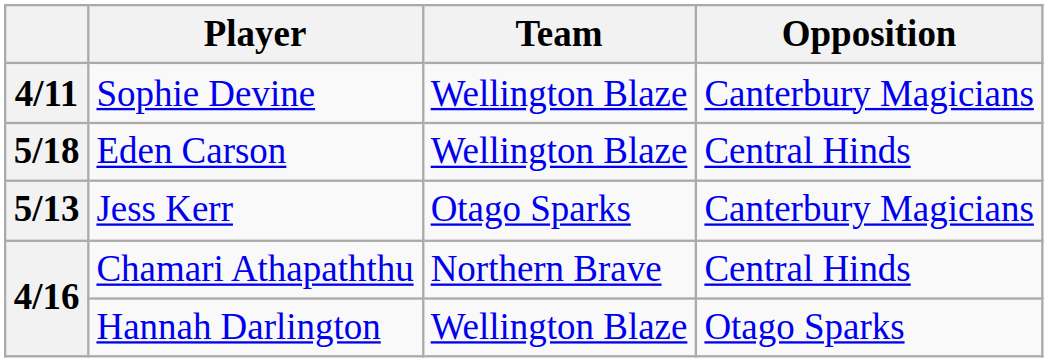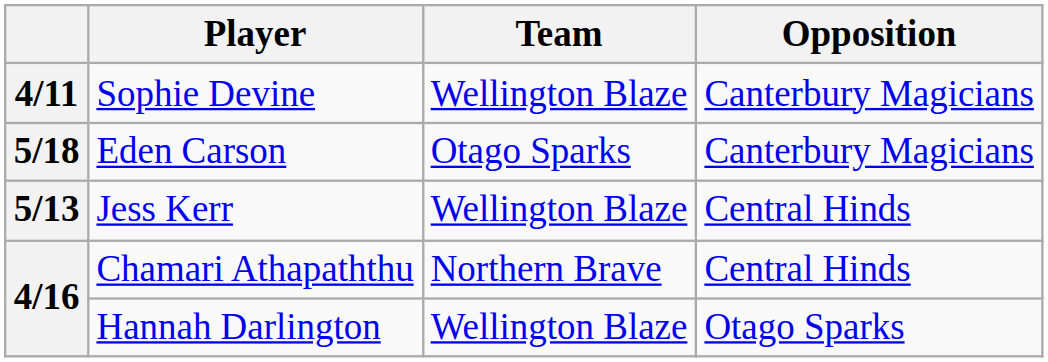(559, 151) Wellington Blaze -> (531, 151) Otago Sparks
(808, 151) Central Hinds -> (869, 151) Canterbury Magicians
(531, 209) Otago Sparks -> (559, 209) Wellington Blaze
(869, 209) Canterbury Magicians -> (808, 209) Central Hinds
